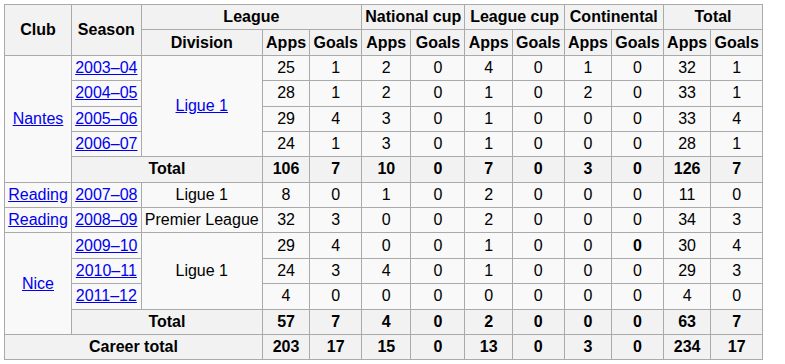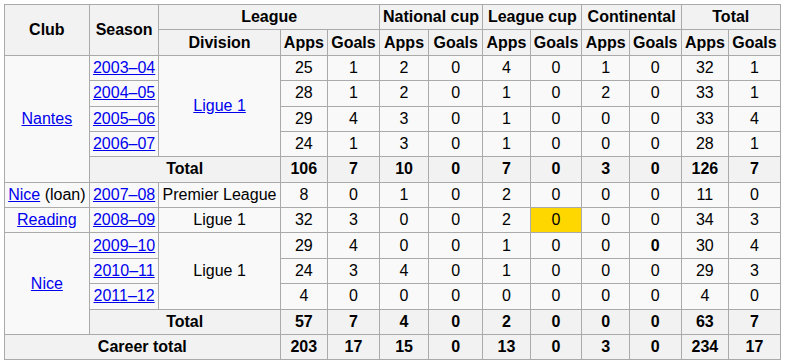(38, 194) Reading -> (47, 194) Nice (loan)
(202, 194) Ligue 1 -> (220, 194) Premier League
(202, 220) Premier League -> (220, 220) Ligue 1
(538, 220) no background -> (556, 220) gold background
